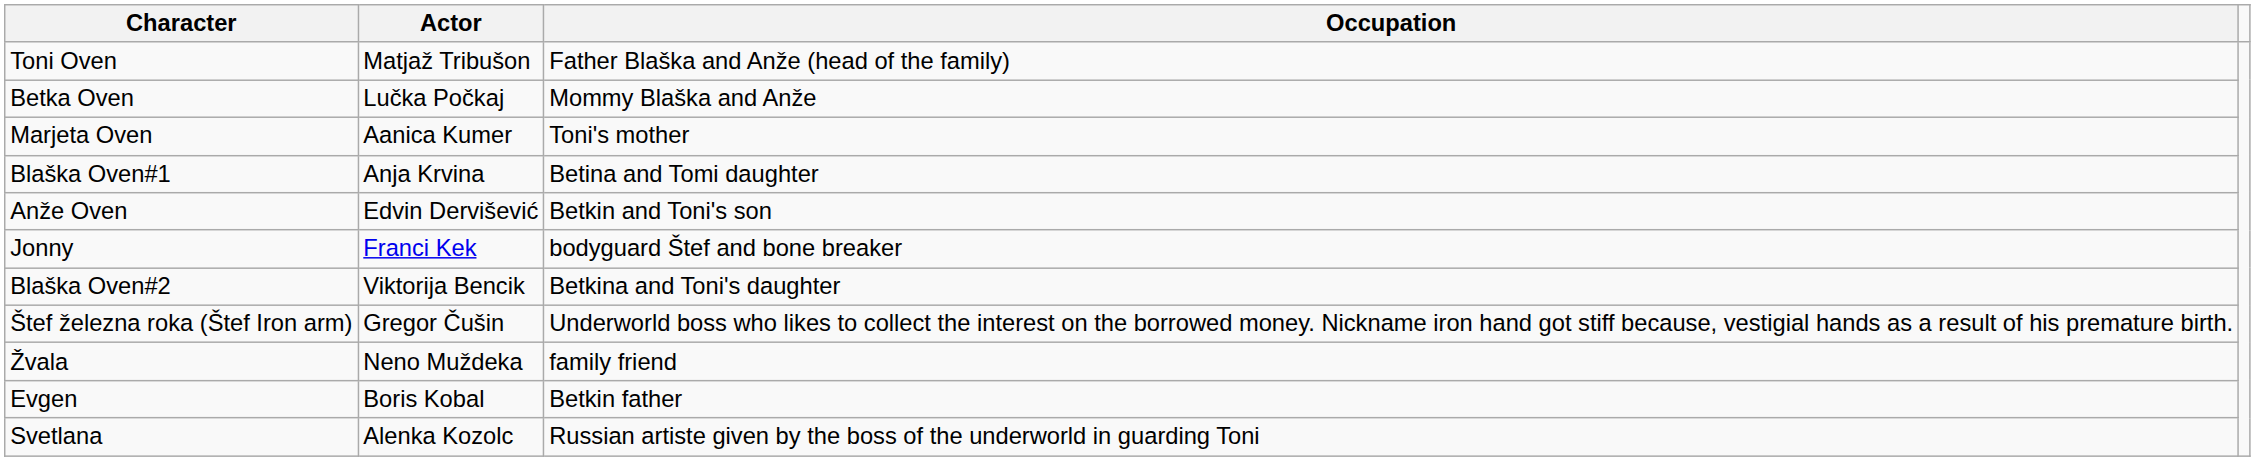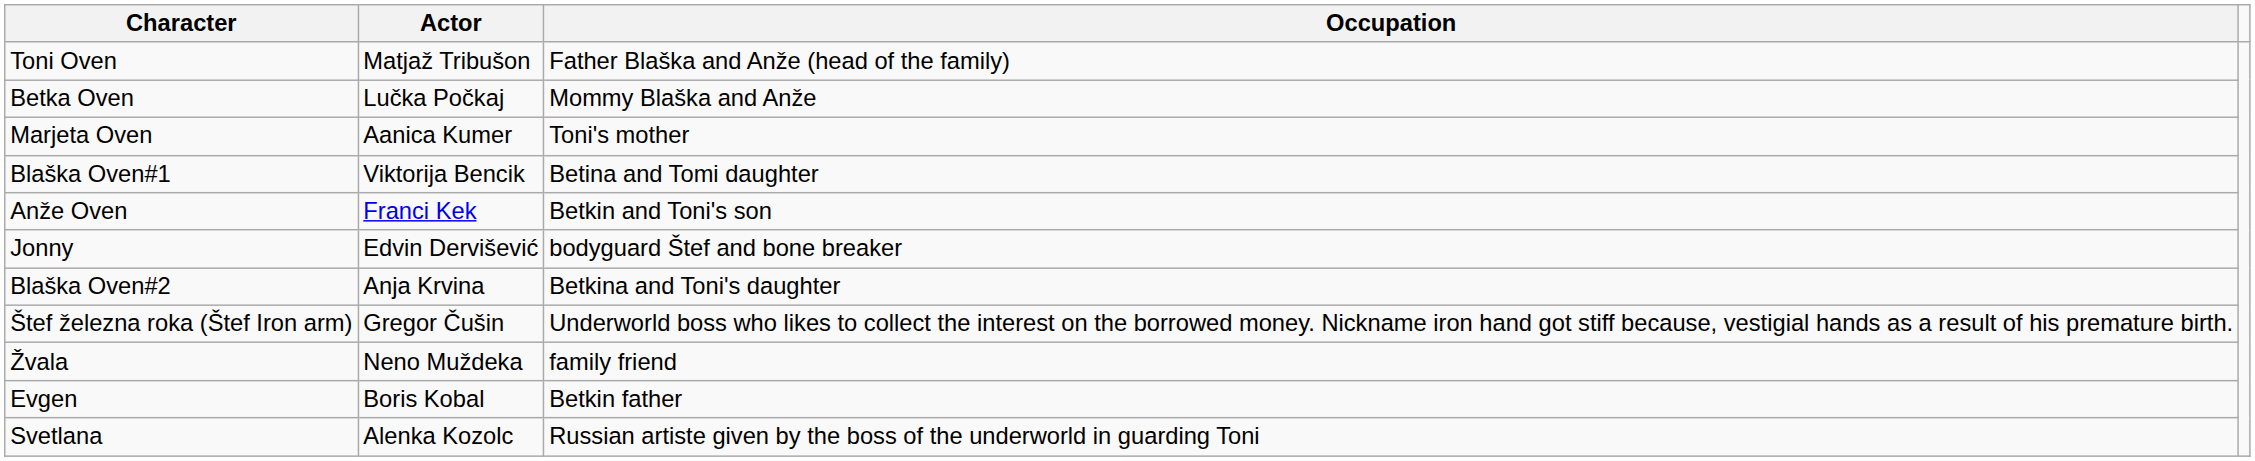(424, 173) Anja Krvina -> (444, 173) Viktorija Bencik
(451, 211) Edvin Dervišević -> (420, 211) Franci Kek
(420, 248) Franci Kek -> (451, 248) Edvin Dervišević
(444, 286) Viktorija Bencik -> (424, 286) Anja Krvina
